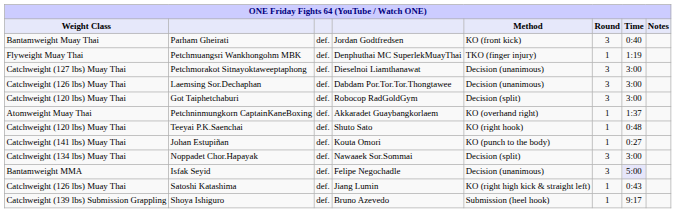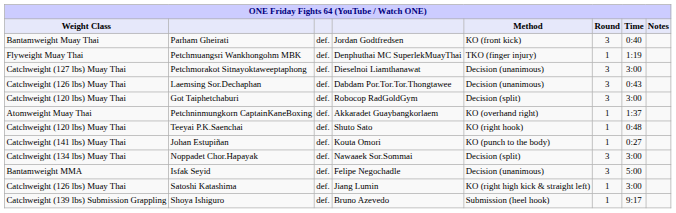(634, 84) 3:00 -> (634, 84) 0:43
(634, 171) lavender background -> (634, 171) no background
(634, 186) 0:43 -> (634, 186) 3:00
